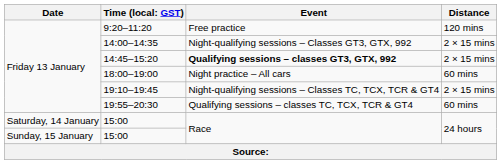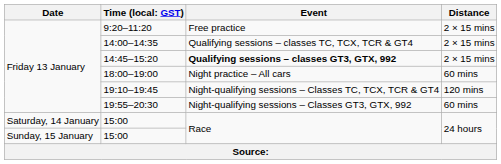(464, 28) 120 mins -> (469, 28) 2 × 15 mins
(300, 43) Night-qualifying sessions – Classes GT3, GTX, 992 -> (301, 43) Qualifying sessions – classes TC, TCX, TCR & GT4
(469, 90) 2 × 15 mins -> (464, 90) 120 mins
(301, 105) Qualifying sessions – classes TC, TCX, TCR & GT4 -> (300, 105) Night-qualifying sessions – Classes GT3, GTX, 992
